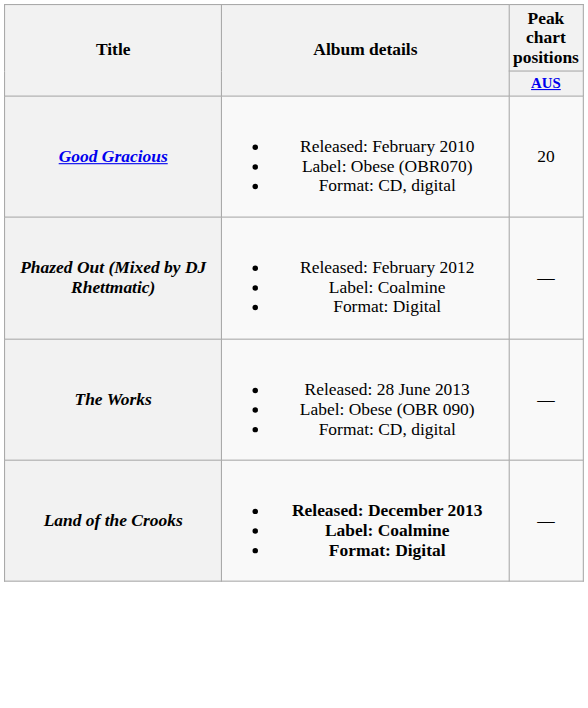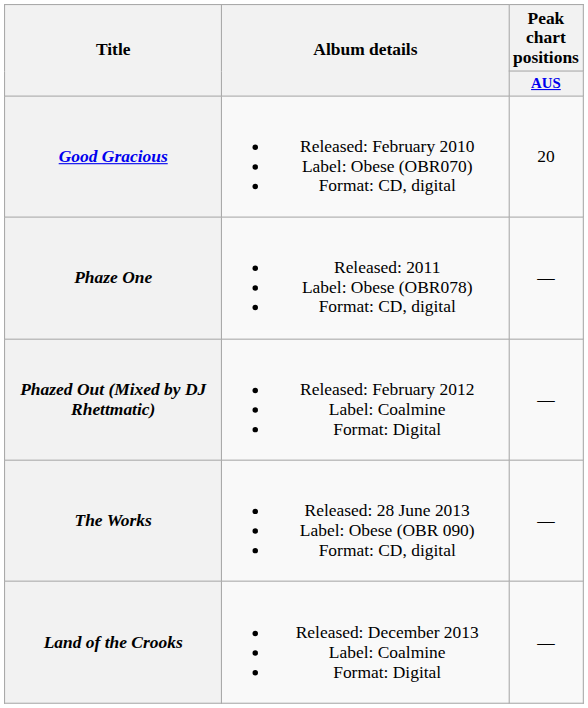+ row: (113, 277)
(365, 531) bold -> (365, 652) normal
